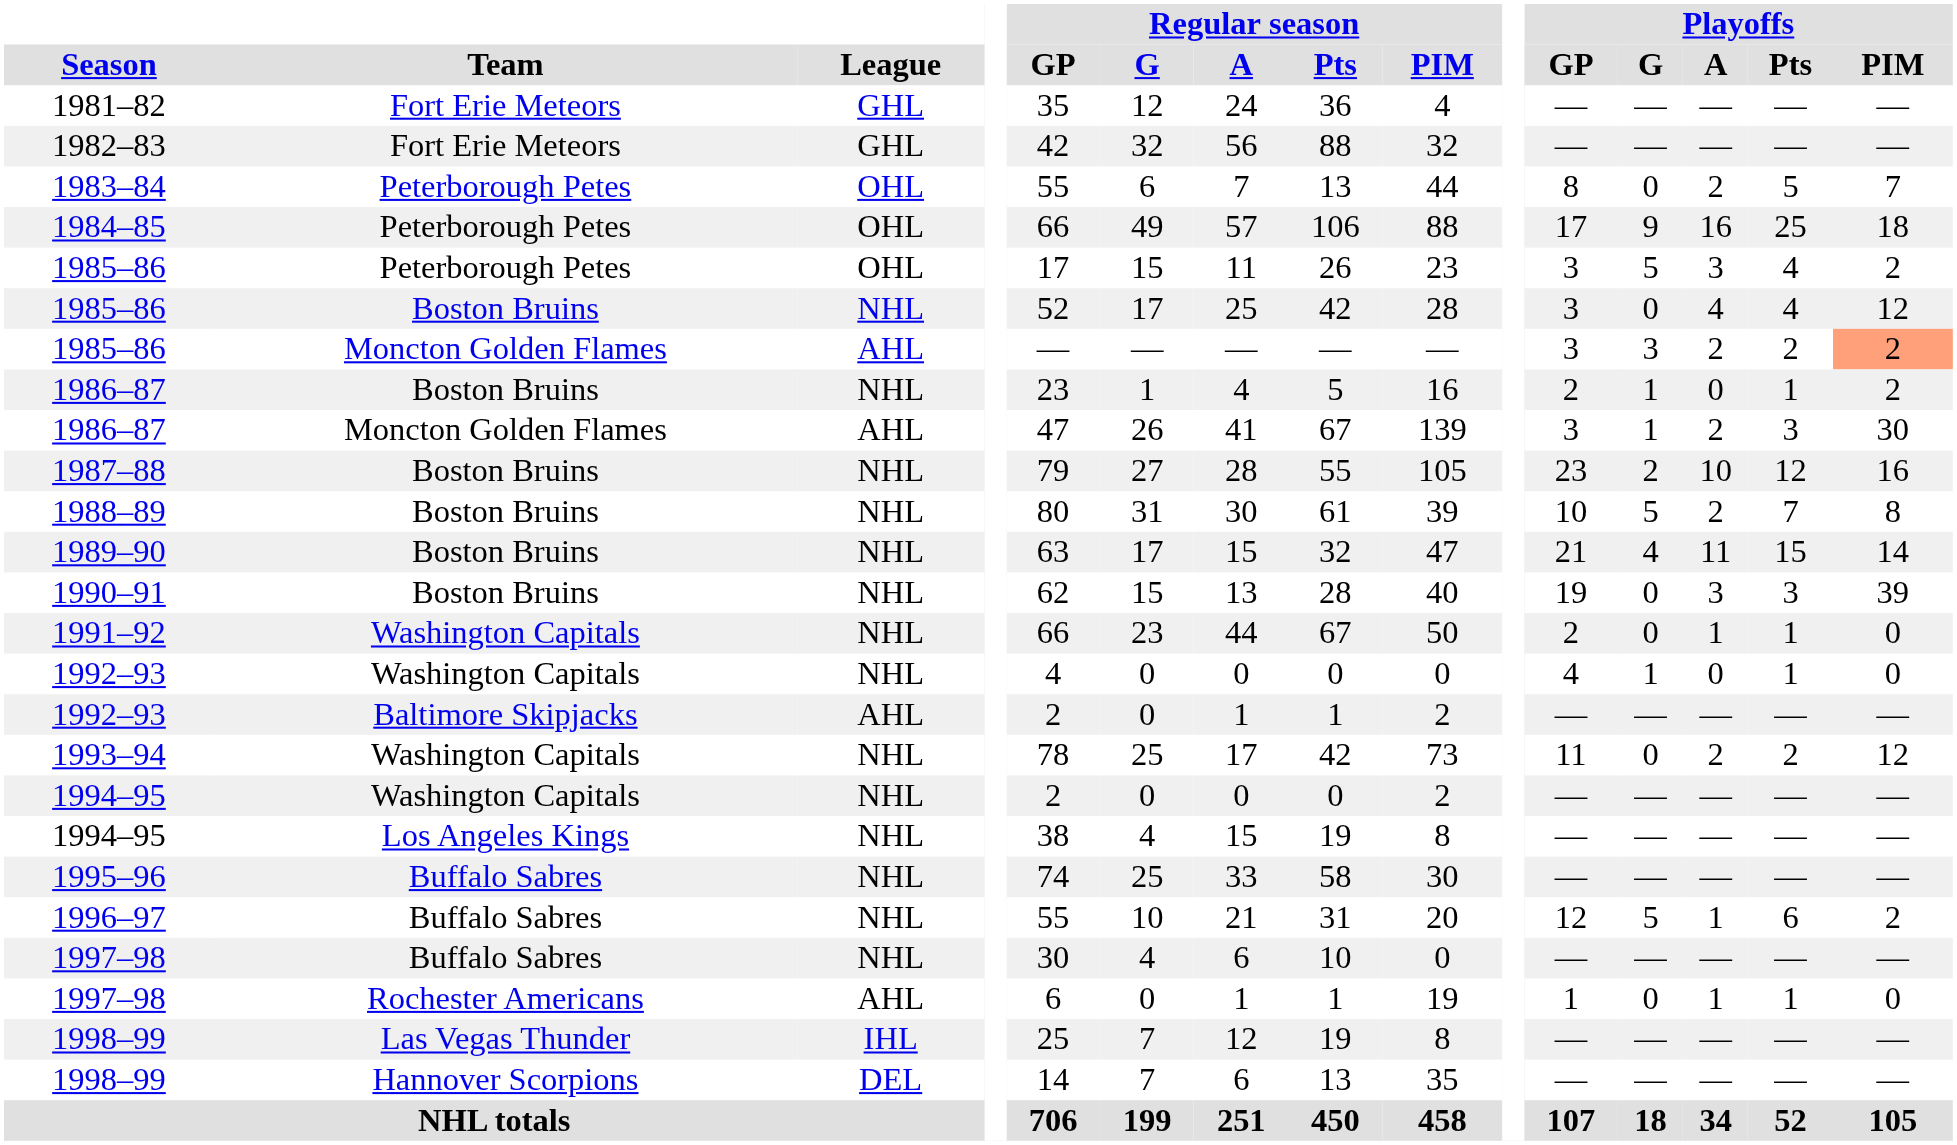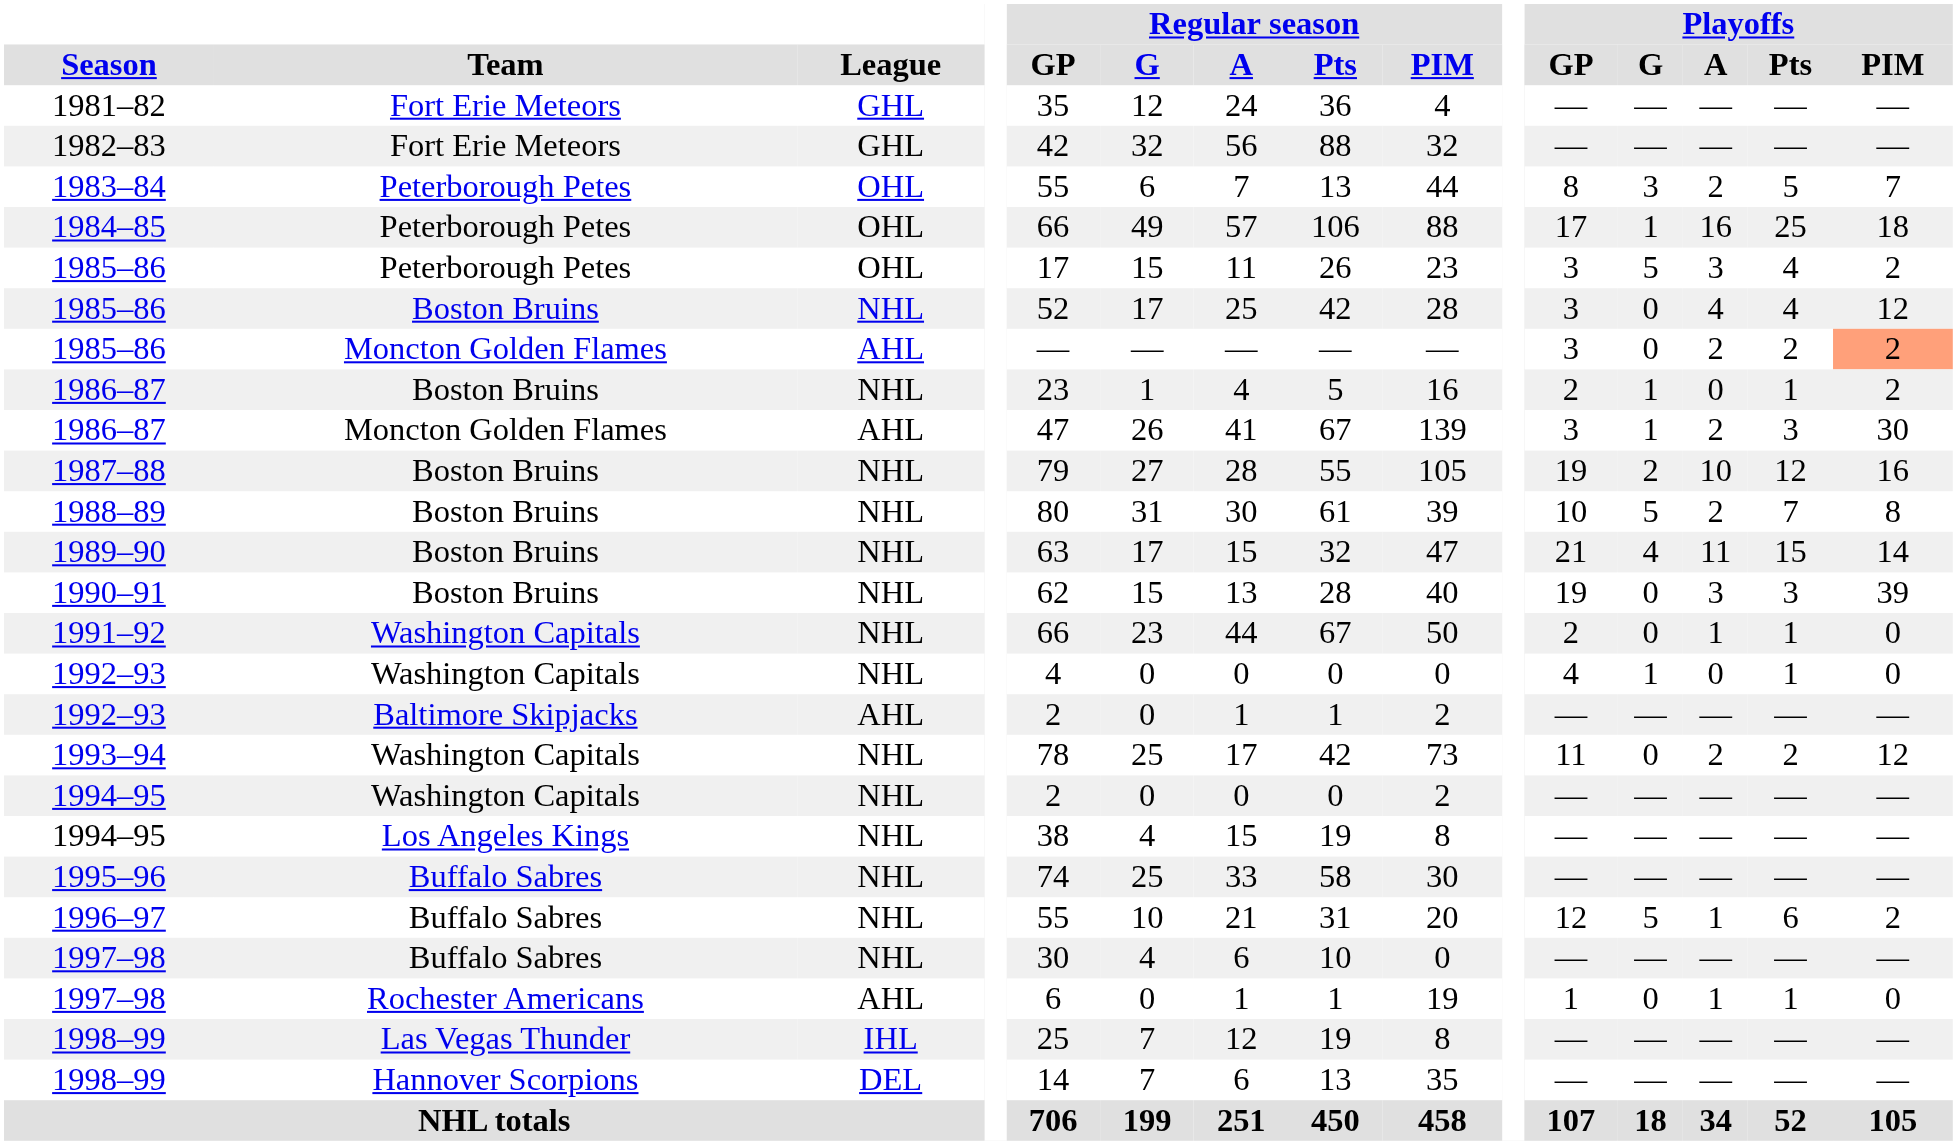(1651, 186) 0 -> (1651, 186) 3
(1651, 226) 9 -> (1651, 226) 1
(1651, 348) 3 -> (1651, 348) 0
(1571, 470) 23 -> (1571, 470) 19
